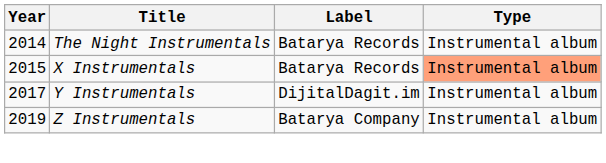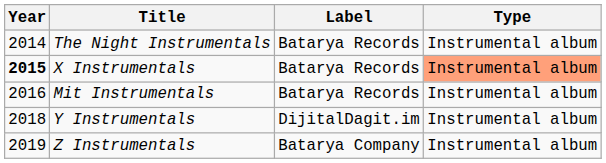(27, 69) normal -> (27, 69) bold
+ row: (134, 94)
(27, 94) 2017 -> (27, 120) 2018
